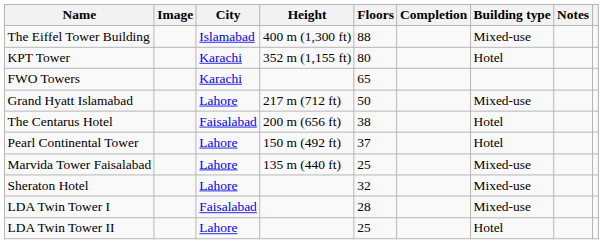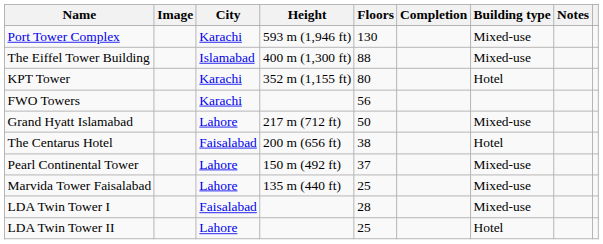+ row: (64, 36)
(364, 79) 65 -> (364, 100) 56
(488, 143) Hotel -> (502, 164) Mixed-use
- row: (48, 185)
